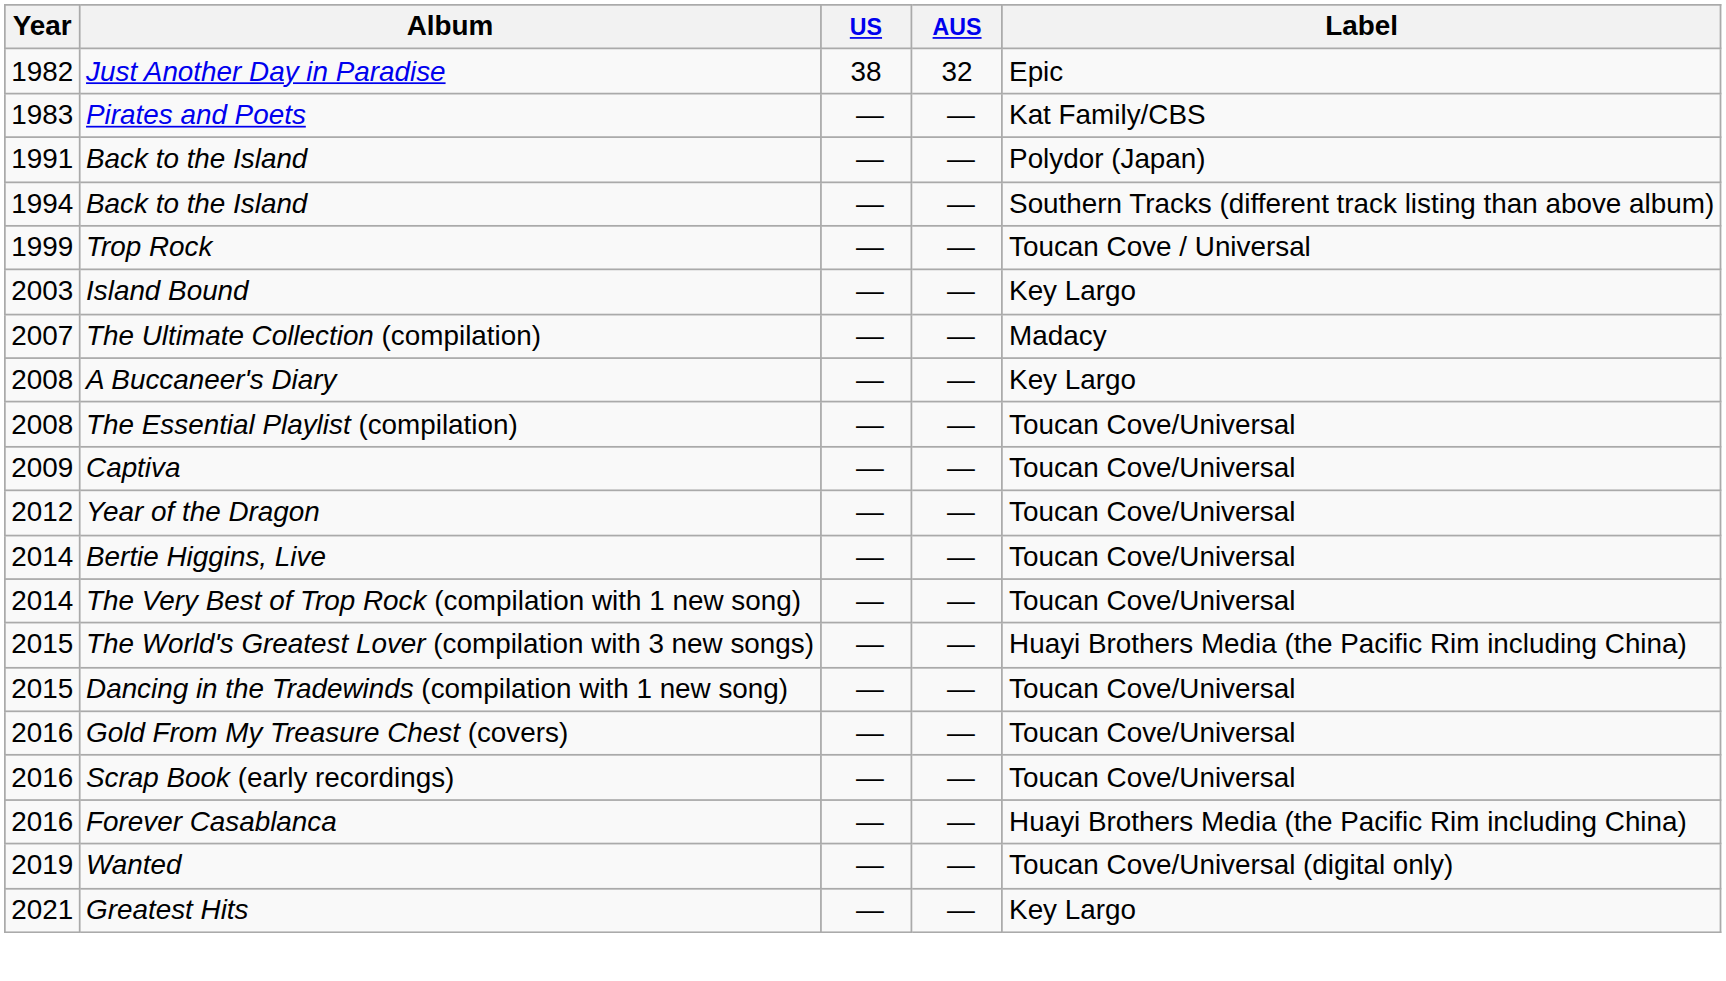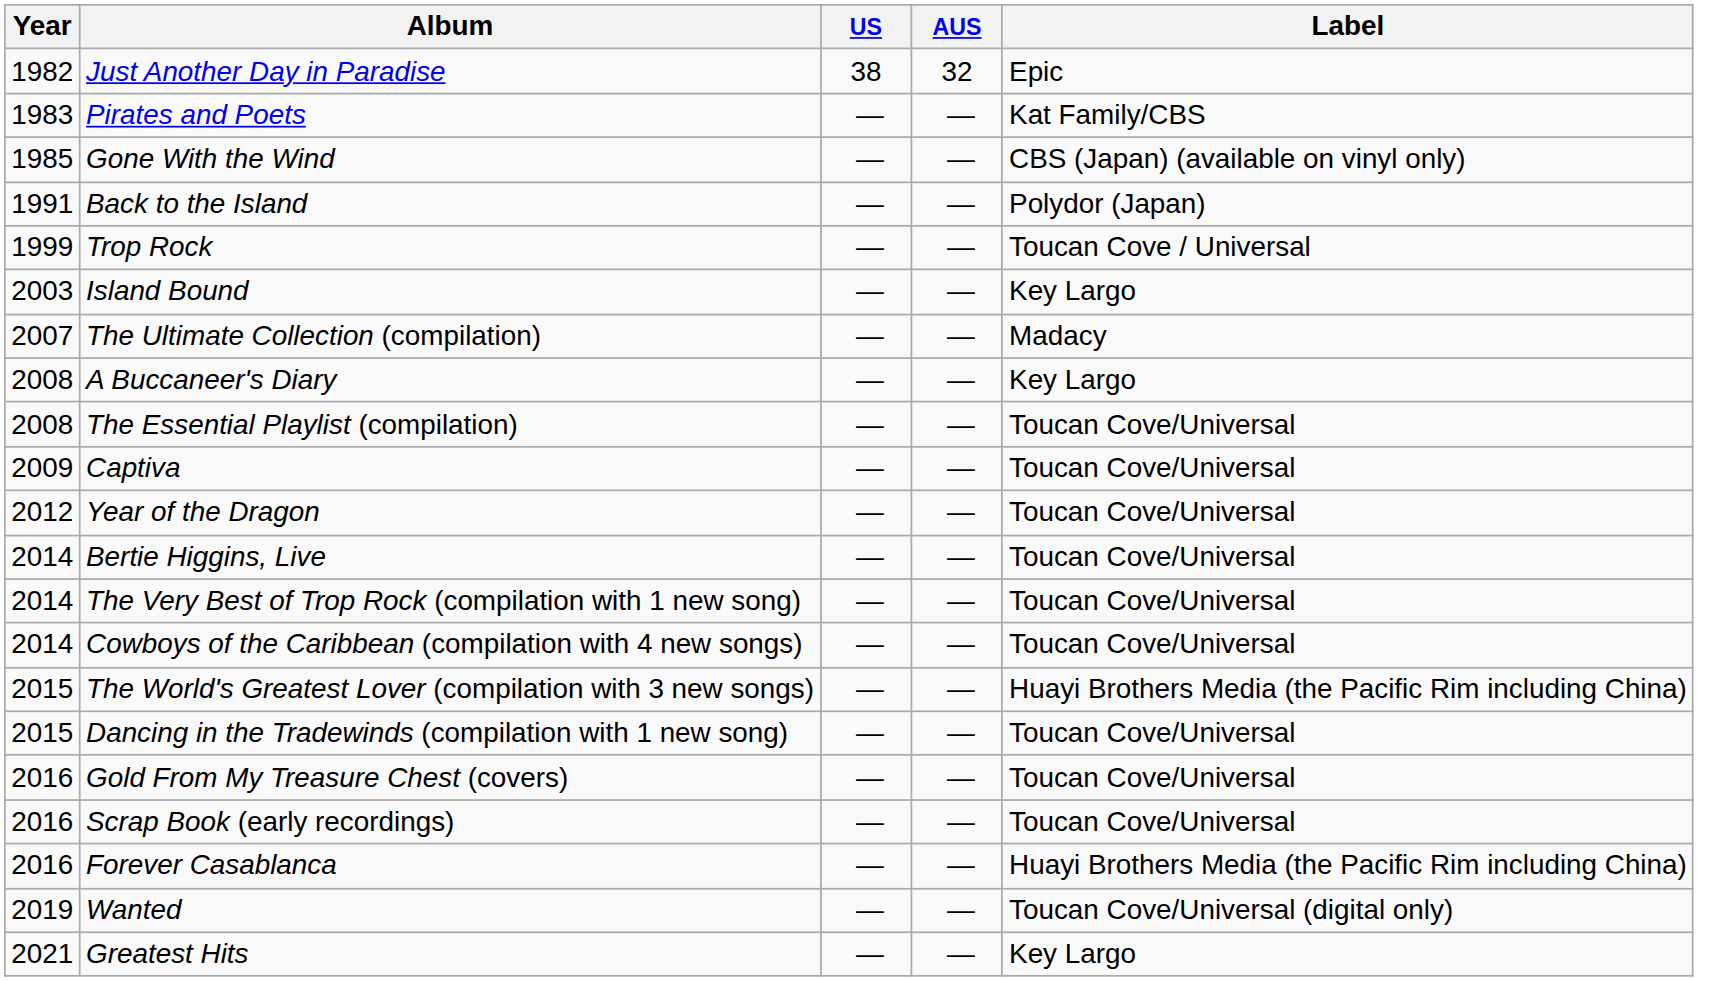+ row: (42, 159)
- row: (42, 203)
+ row: (42, 644)
